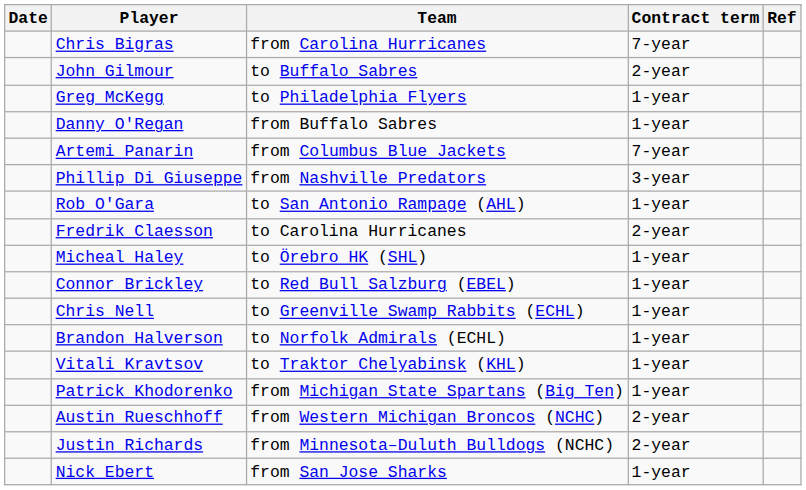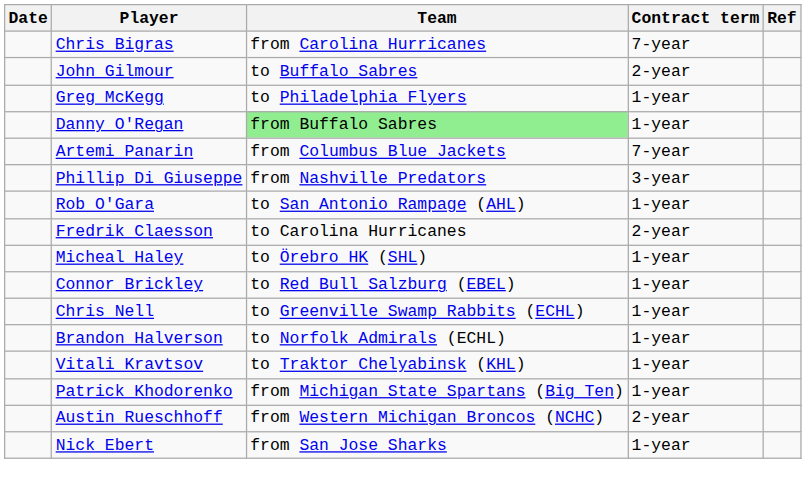(344, 125) no background -> (344, 125) lightgreen background
- row: (129, 445)
